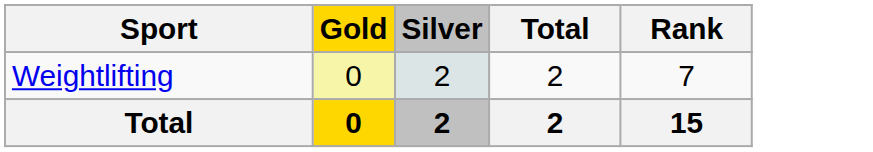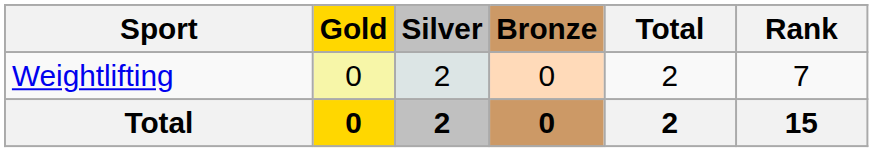+ column: (547, 29)
